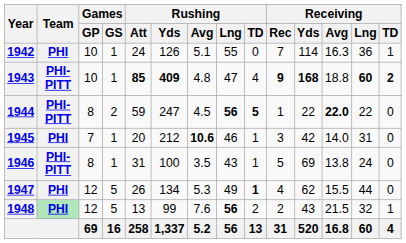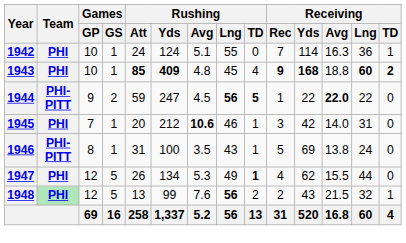(169, 52) 126 -> (169, 52) 124
(58, 78) PHI-PITT -> (58, 71) PHI
(231, 78) 47 -> (231, 71) 45
(91, 111) 8 -> (91, 98) 9
